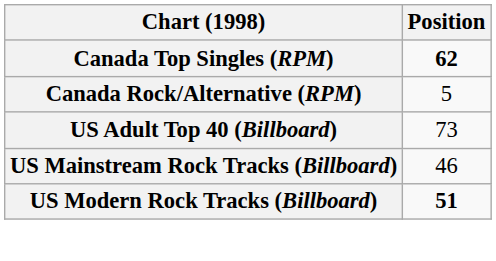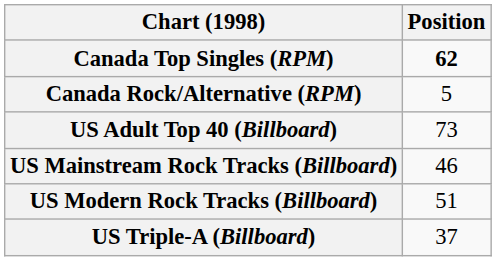(446, 201) bold -> (446, 201) normal
+ row: (204, 237)
